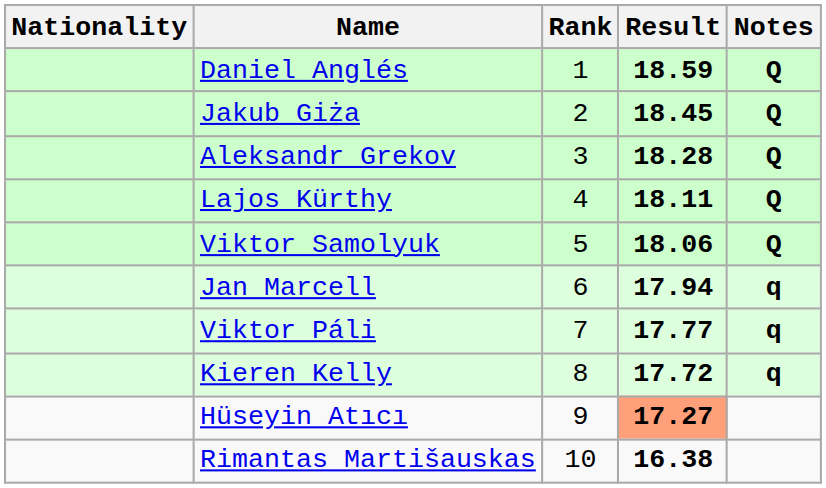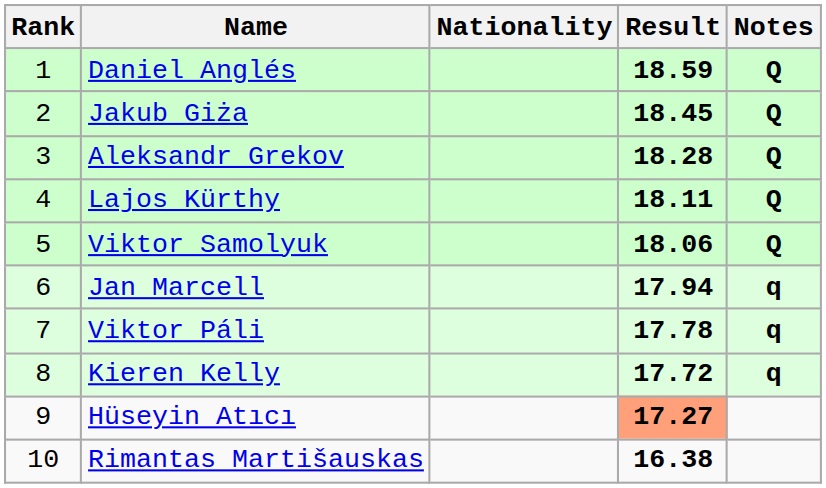columns swapped: (581, 27) <-> (99, 27)
(673, 331) 17.77 -> (673, 331) 17.78
